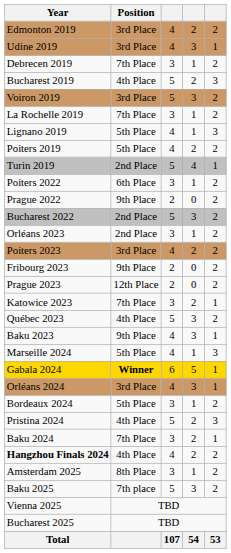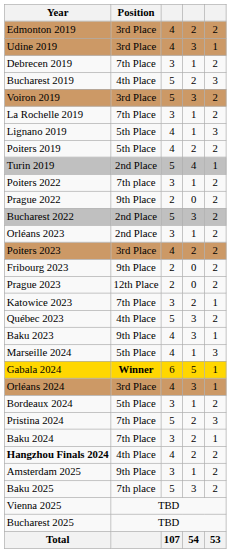(136, 183) 6th Place -> (136, 183) 7th place
(136, 421) 4th Place -> (136, 421) 7th Place
(136, 472) 8th Place -> (136, 472) 9th Place
